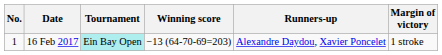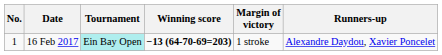columns swapped: (413, 19) <-> (311, 19)
(189, 42) normal -> (189, 42) bold
